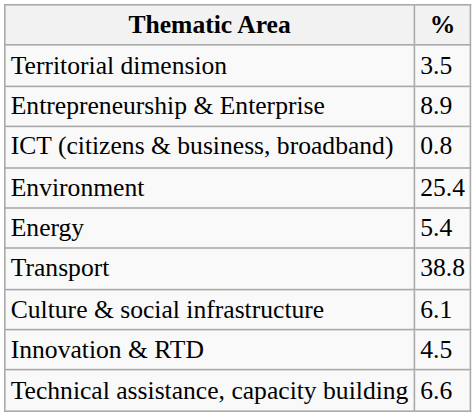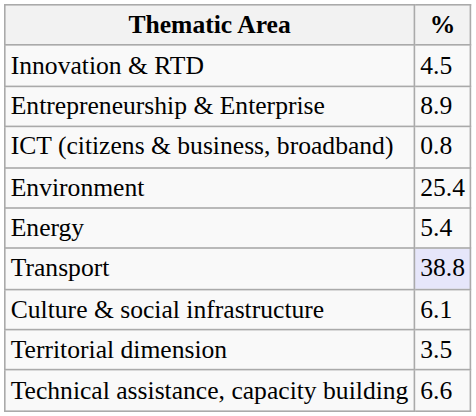rows swapped: (107, 349) <-> (119, 65)
(443, 268) no background -> (443, 268) lavender background
